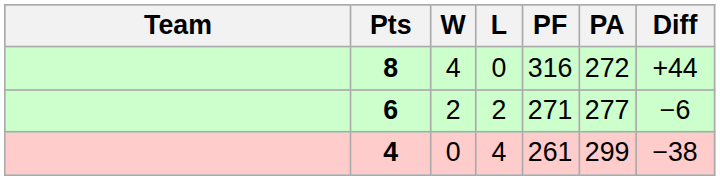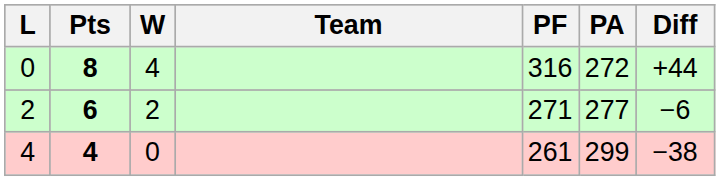columns swapped: (178, 25) <-> (499, 25)
